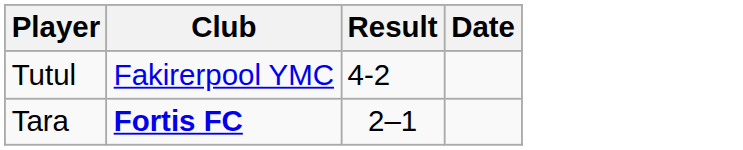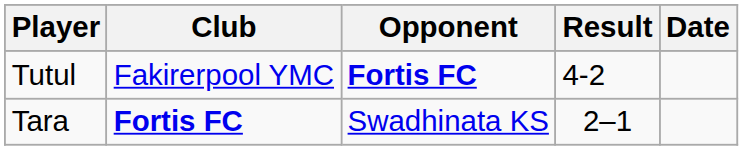+ column: (448, 27)
